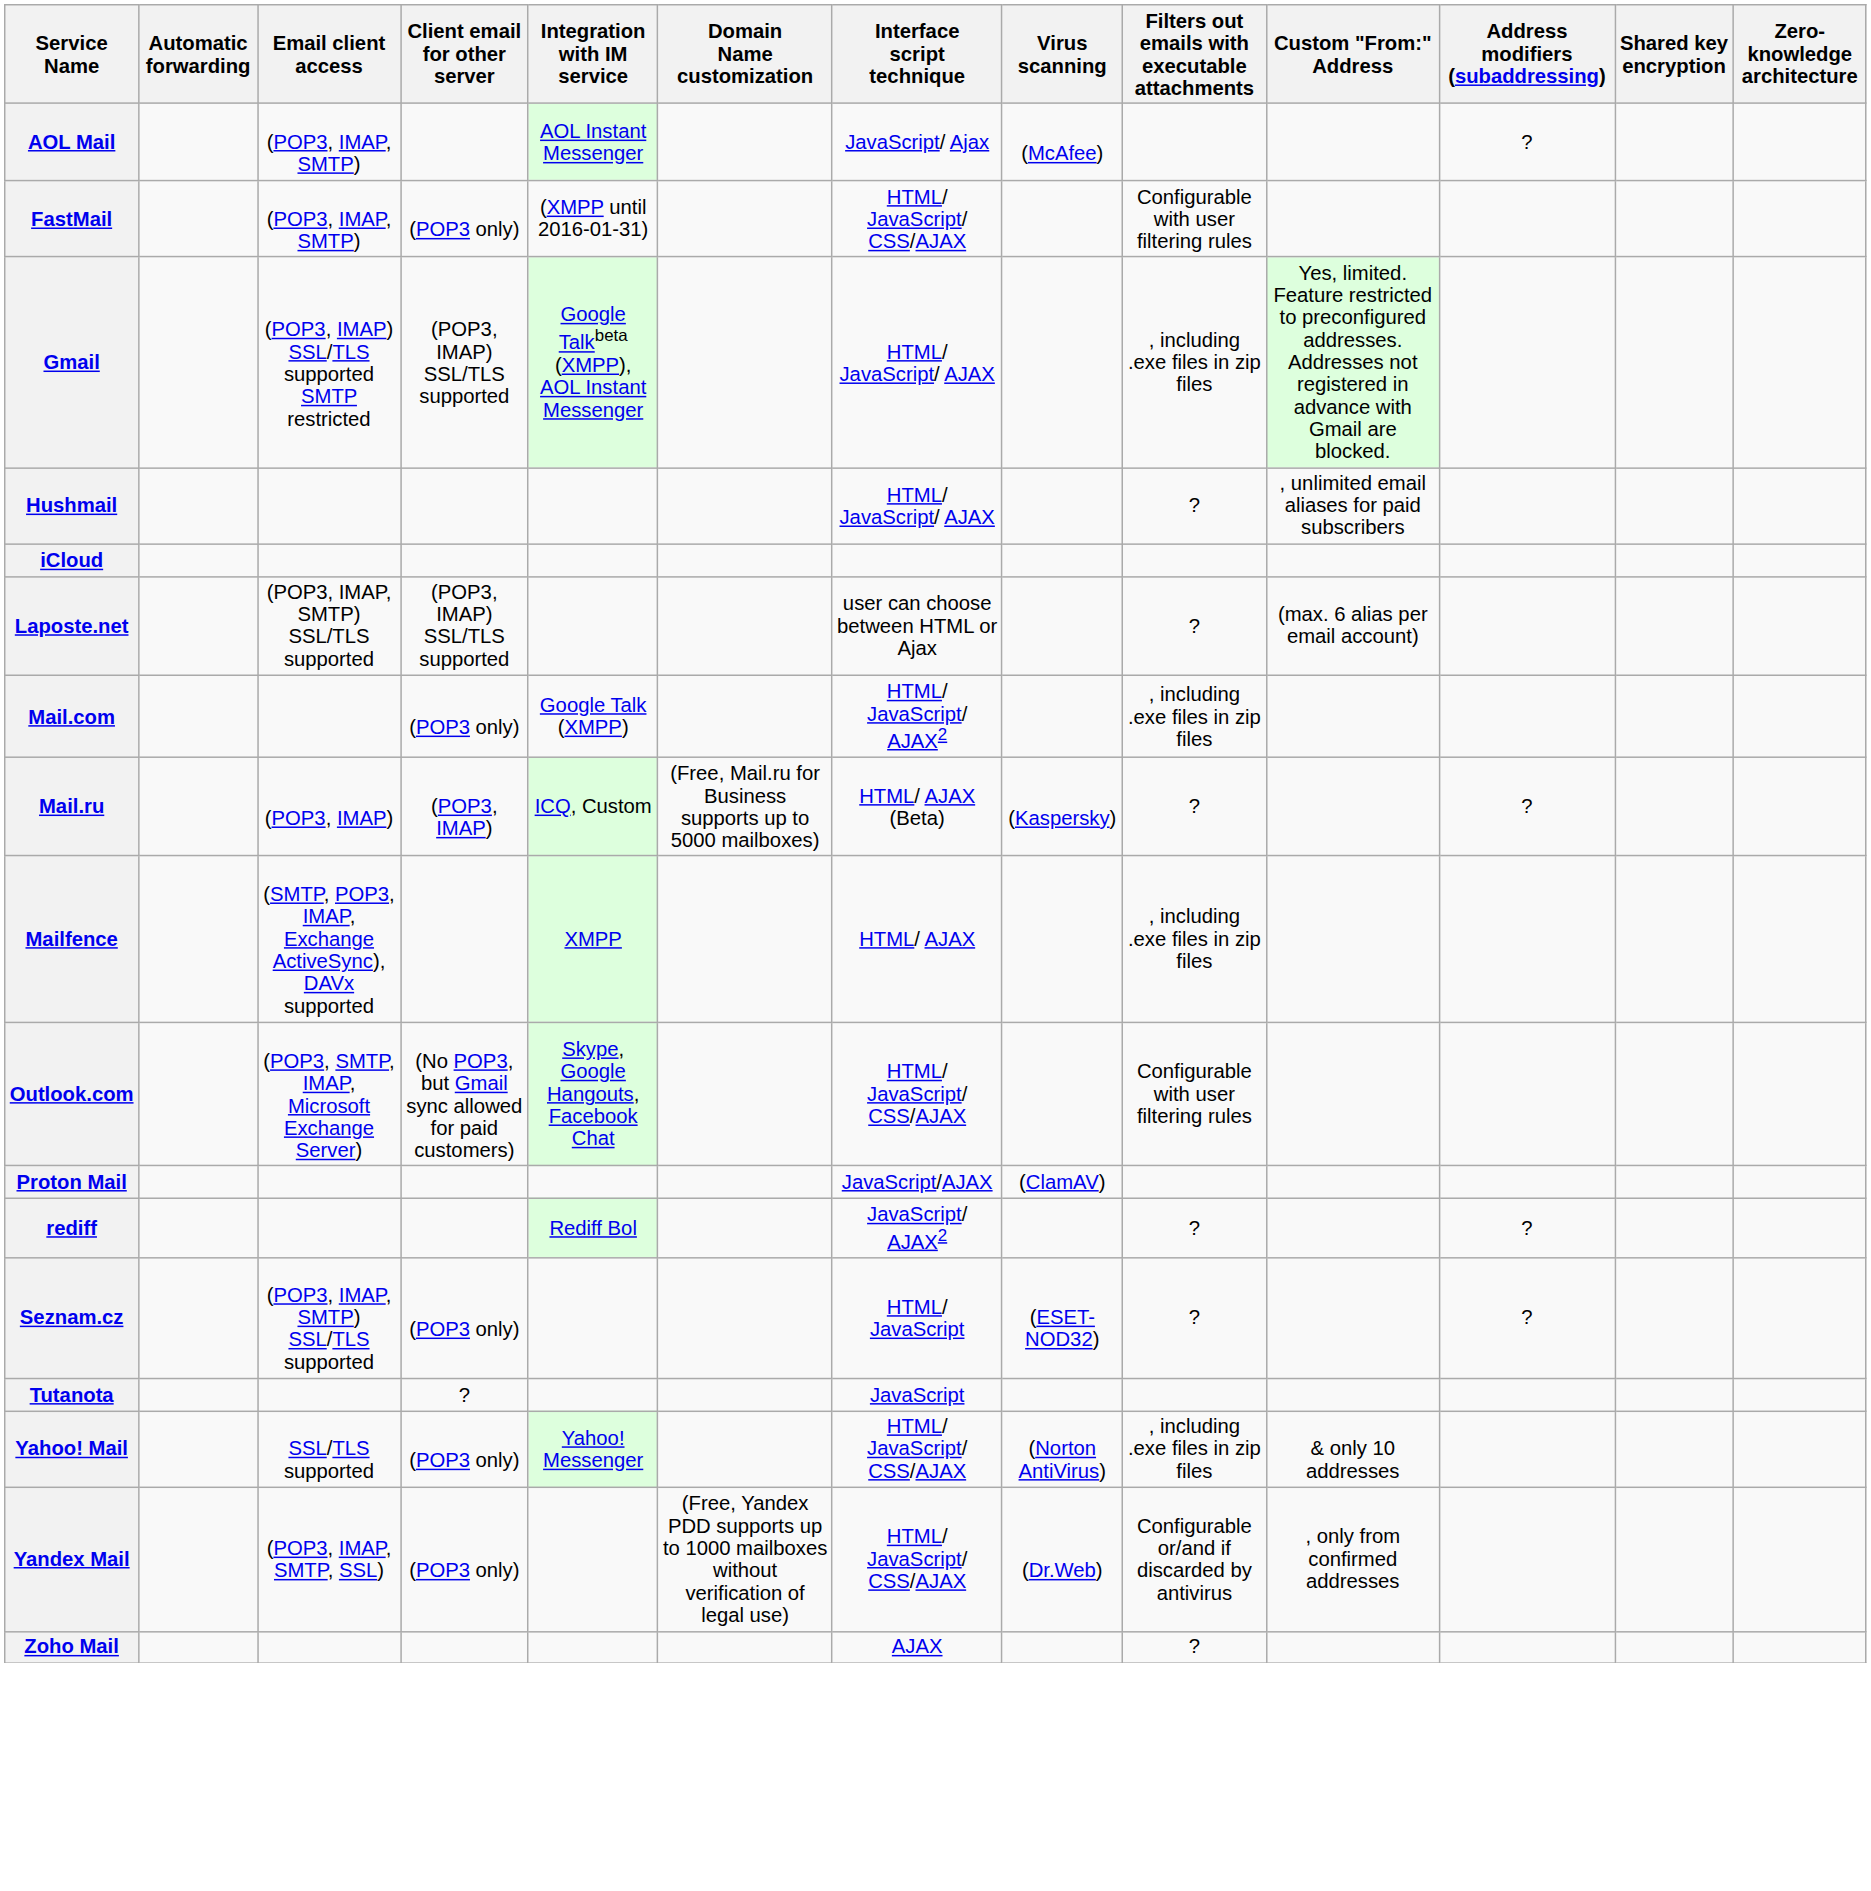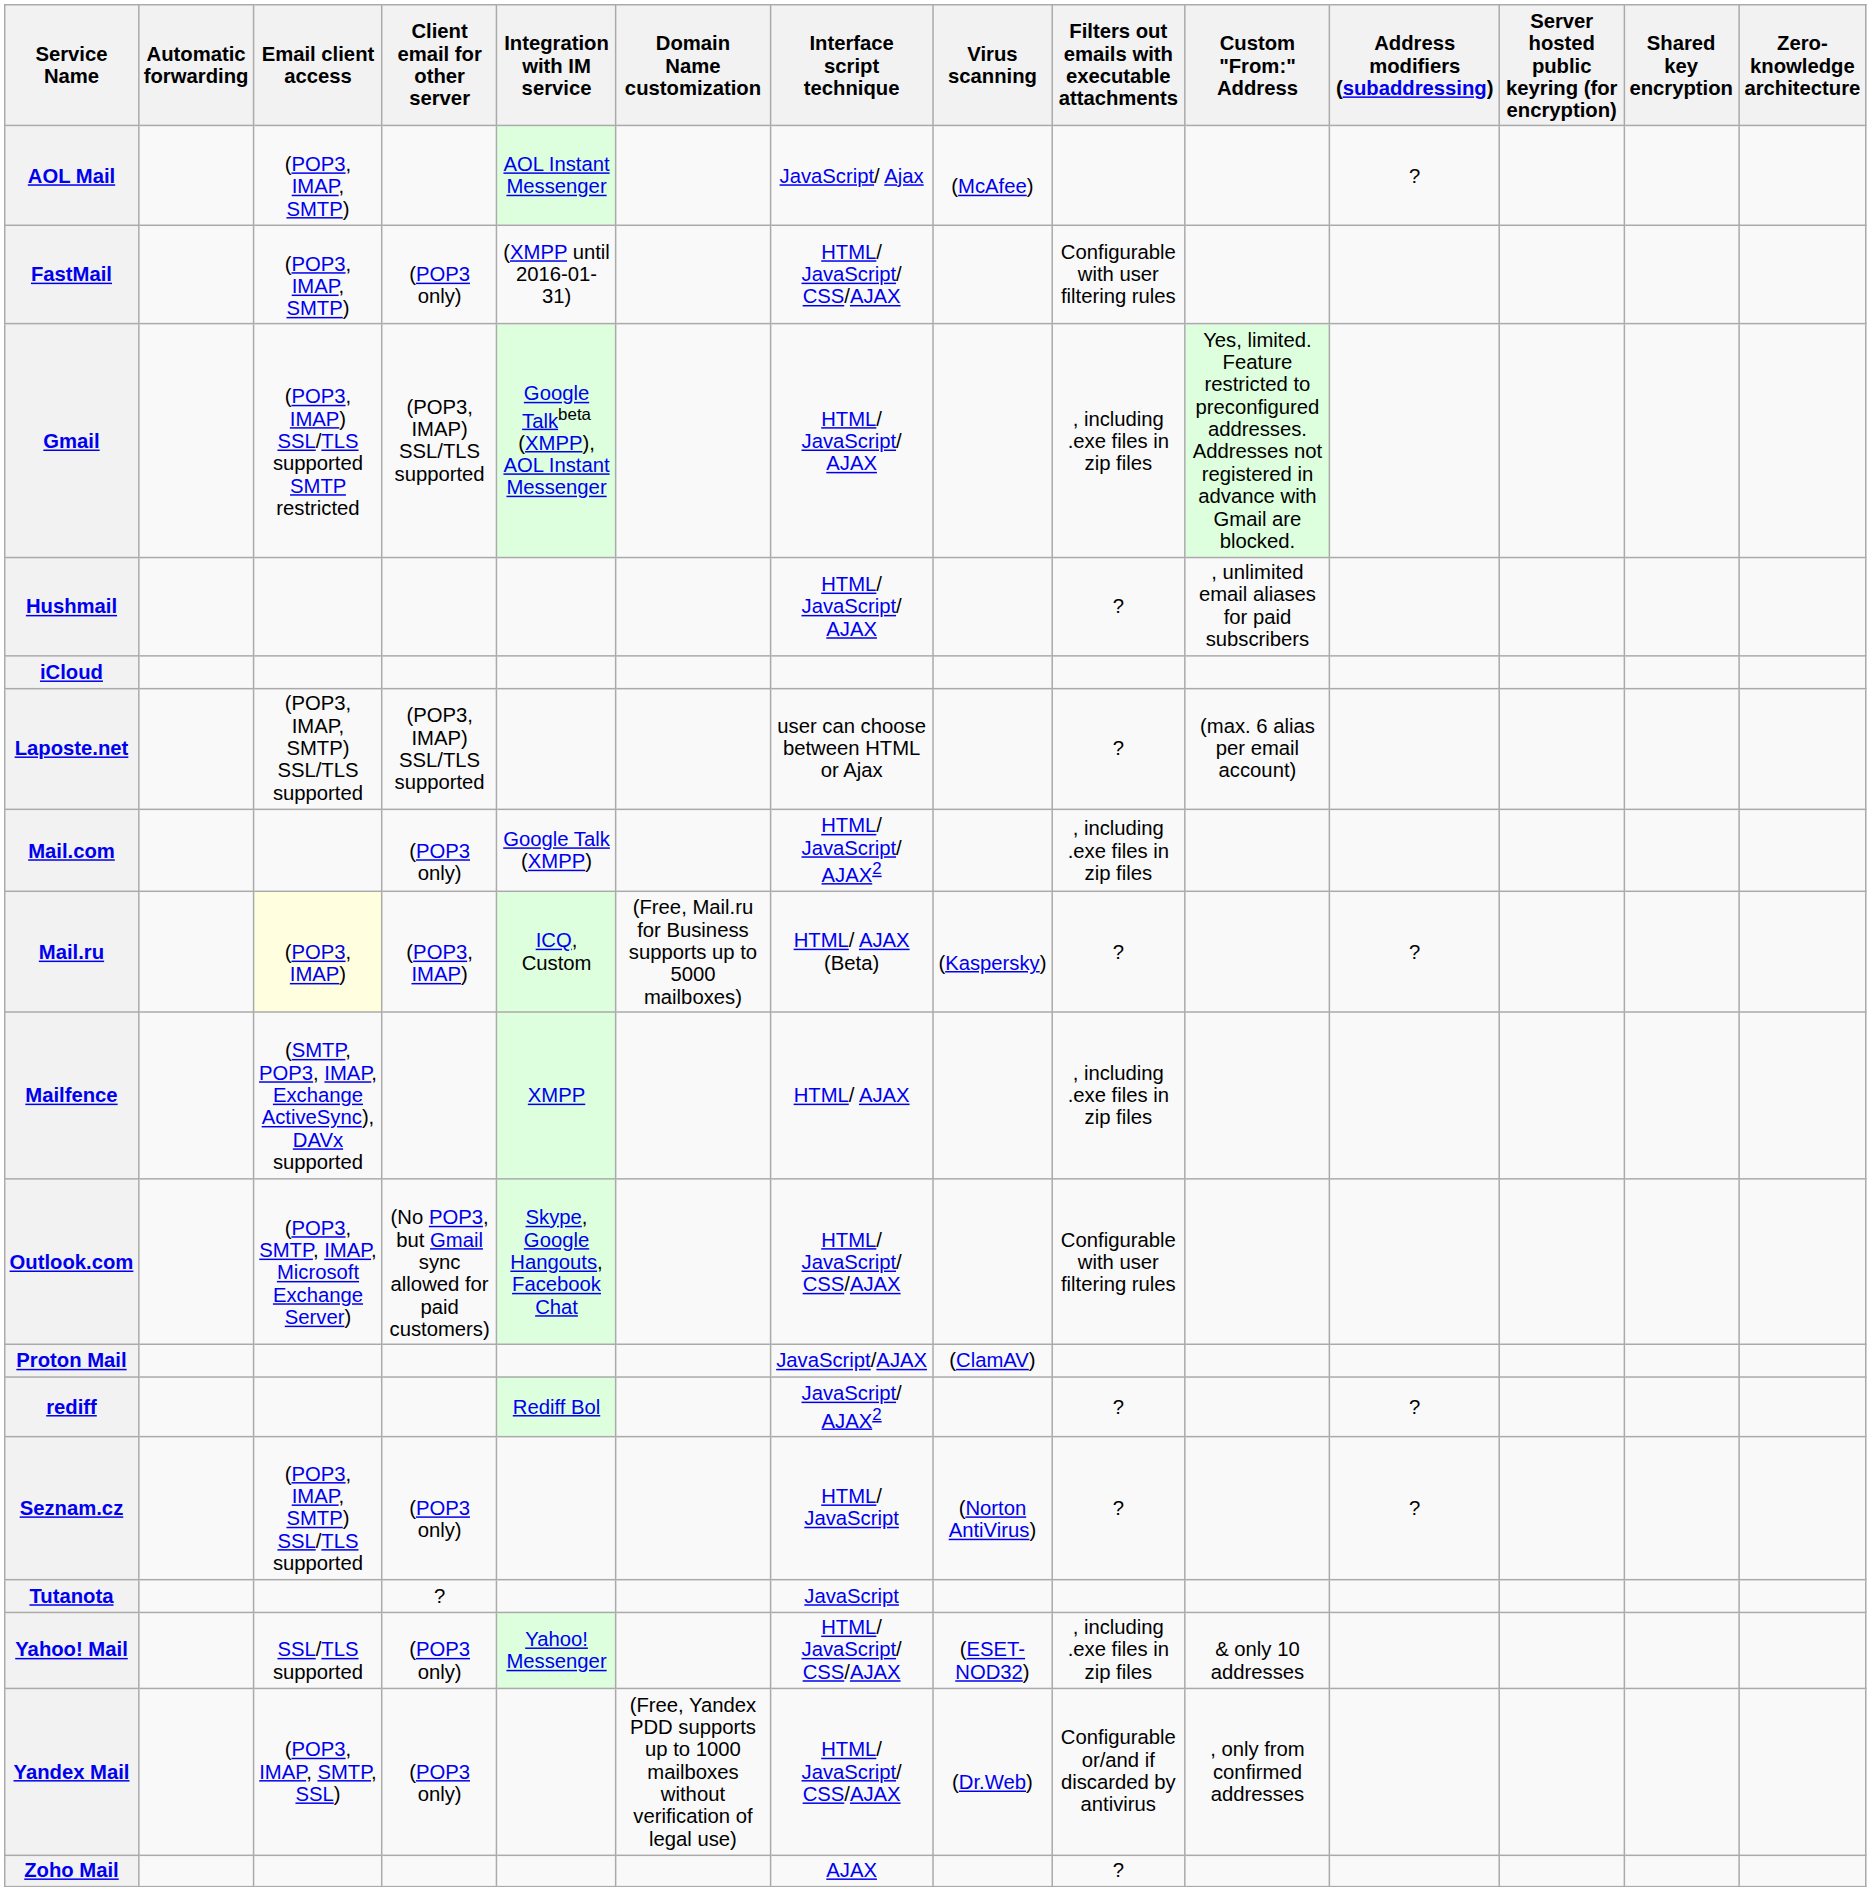+ column: (1562, 65)
(329, 818) no background -> (318, 963) lightyellow background
(1062, 1329) (ESET-NOD32) -> (992, 1519) (Norton AntiVirus)
(1062, 1460) (Norton AntiVirus) -> (992, 1661) (ESET-NOD32)
